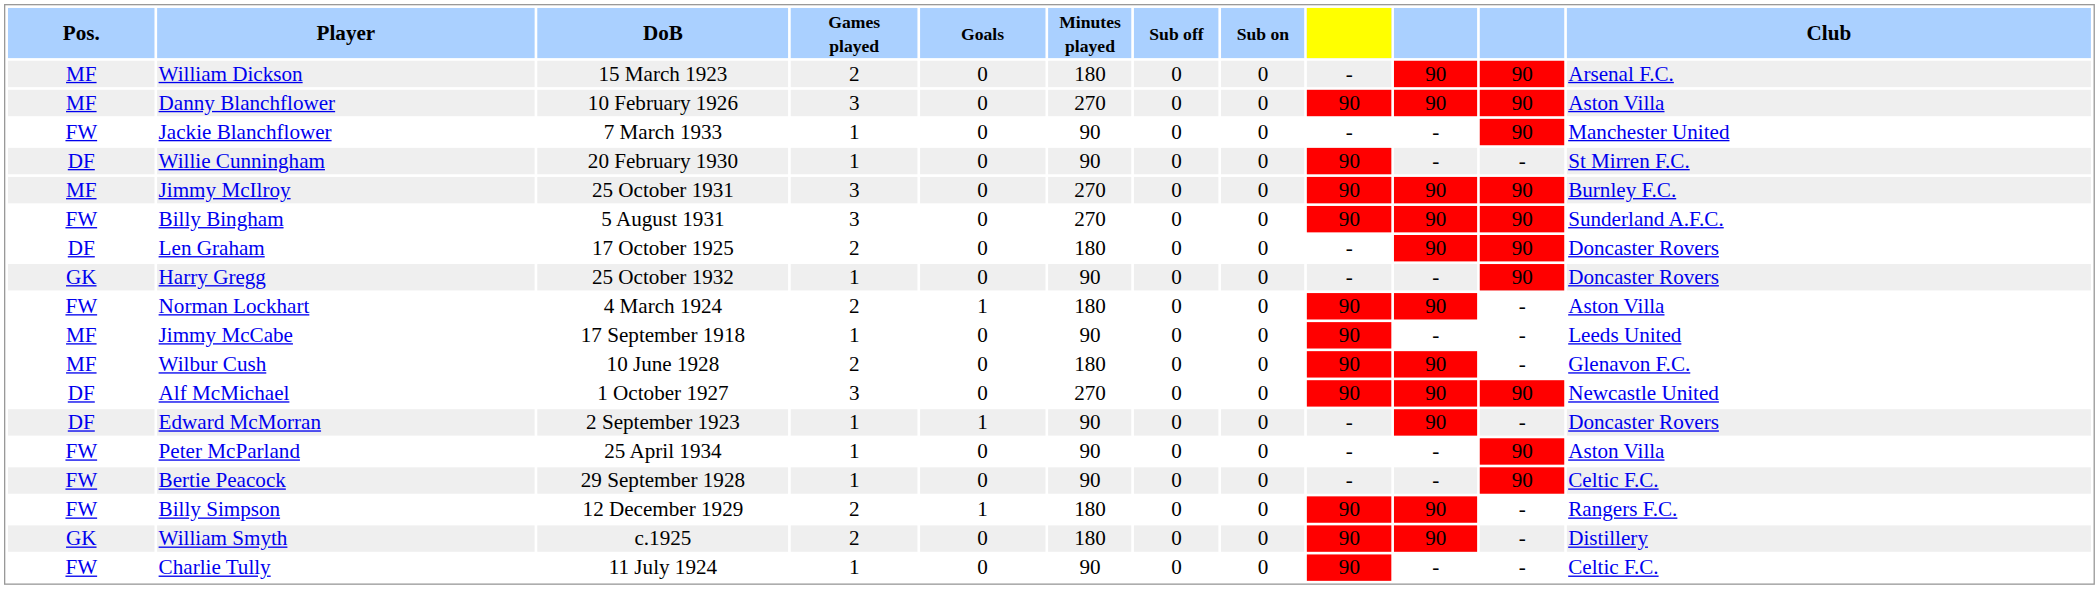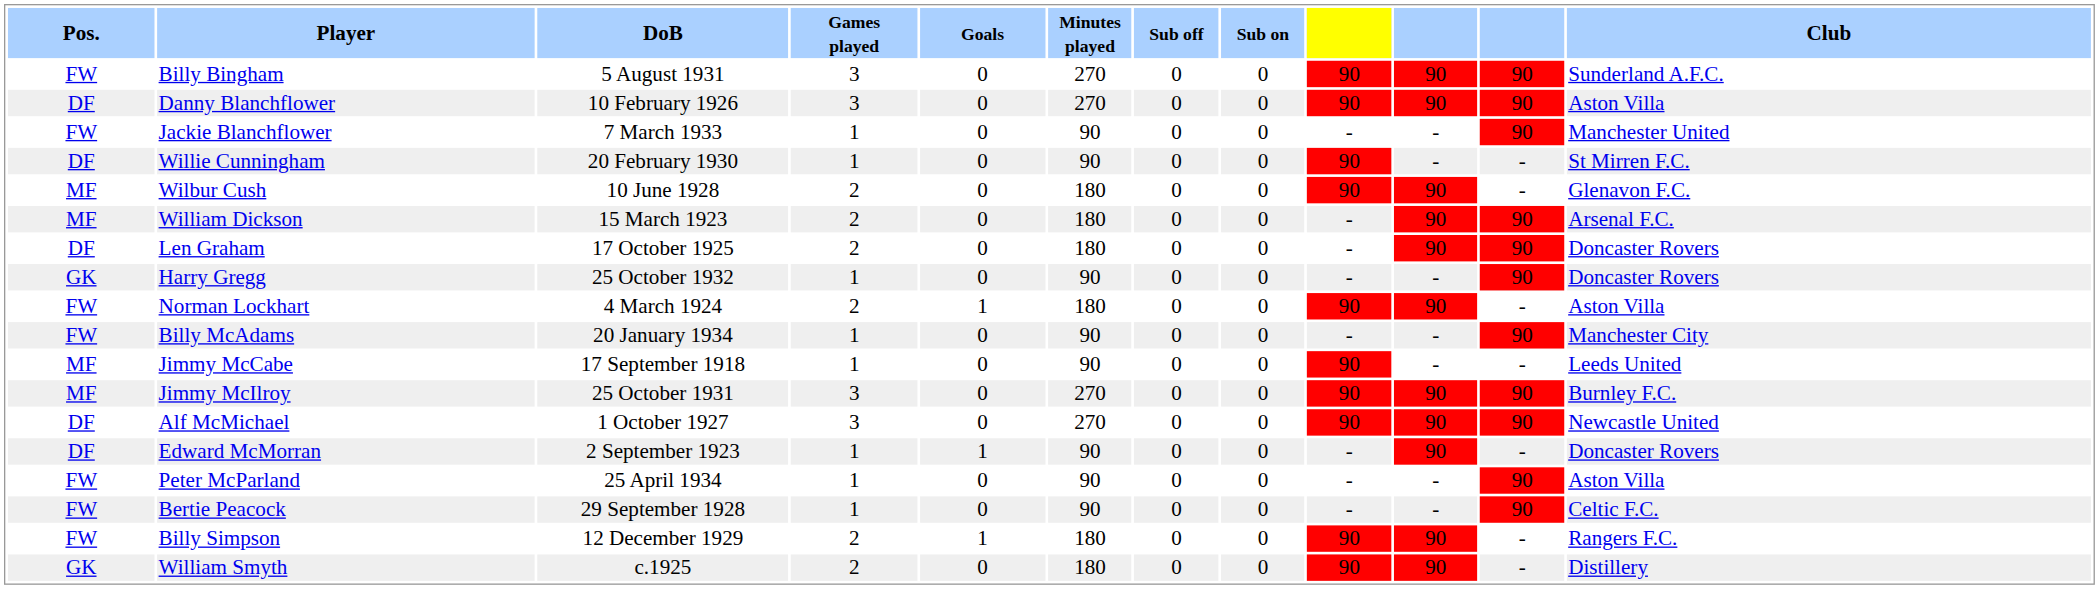rows swapped: (221, 219) <-> (231, 73)
(81, 102) MF -> (81, 102) DF
rows swapped: (212, 364) <-> (225, 189)
+ row: (226, 335)
- row: (215, 567)
